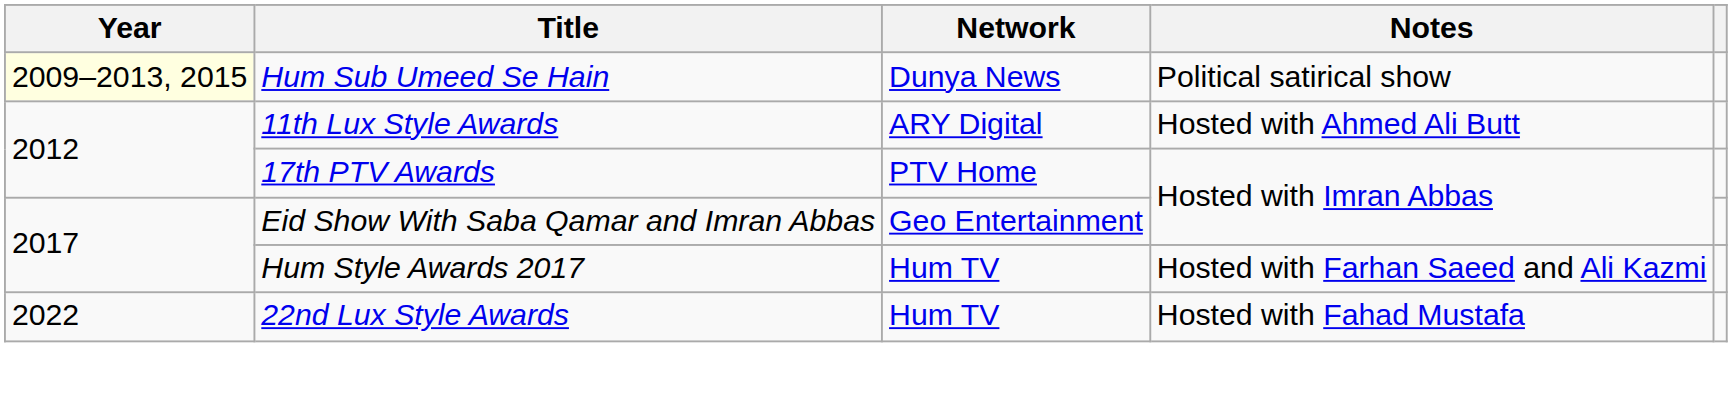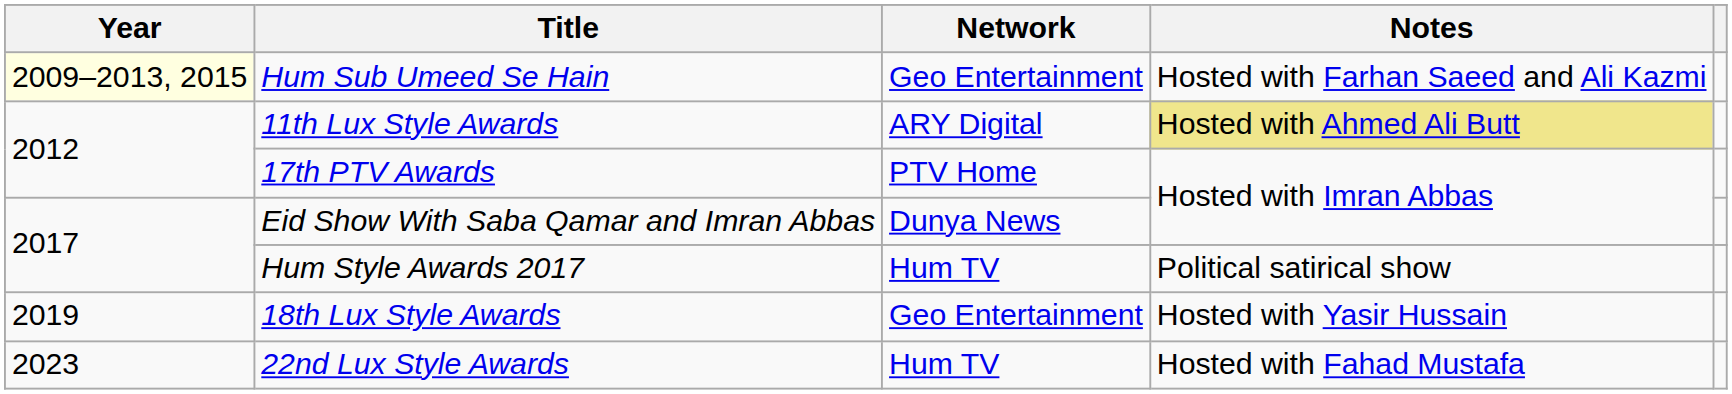(975, 76) Dunya News -> (1016, 76) Geo Entertainment
(1304, 76) Political satirical show -> (1432, 76) Hosted with Farhan Saeed and Ali Kazmi
(1338, 124) no background -> (1338, 124) khaki background
(1016, 220) Geo Entertainment -> (975, 220) Dunya News
(1432, 268) Hosted with Farhan Saeed and Ali Kazmi -> (1304, 268) Political satirical show
+ row: (411, 316)
(46, 316) 2022 -> (46, 364) 2023
